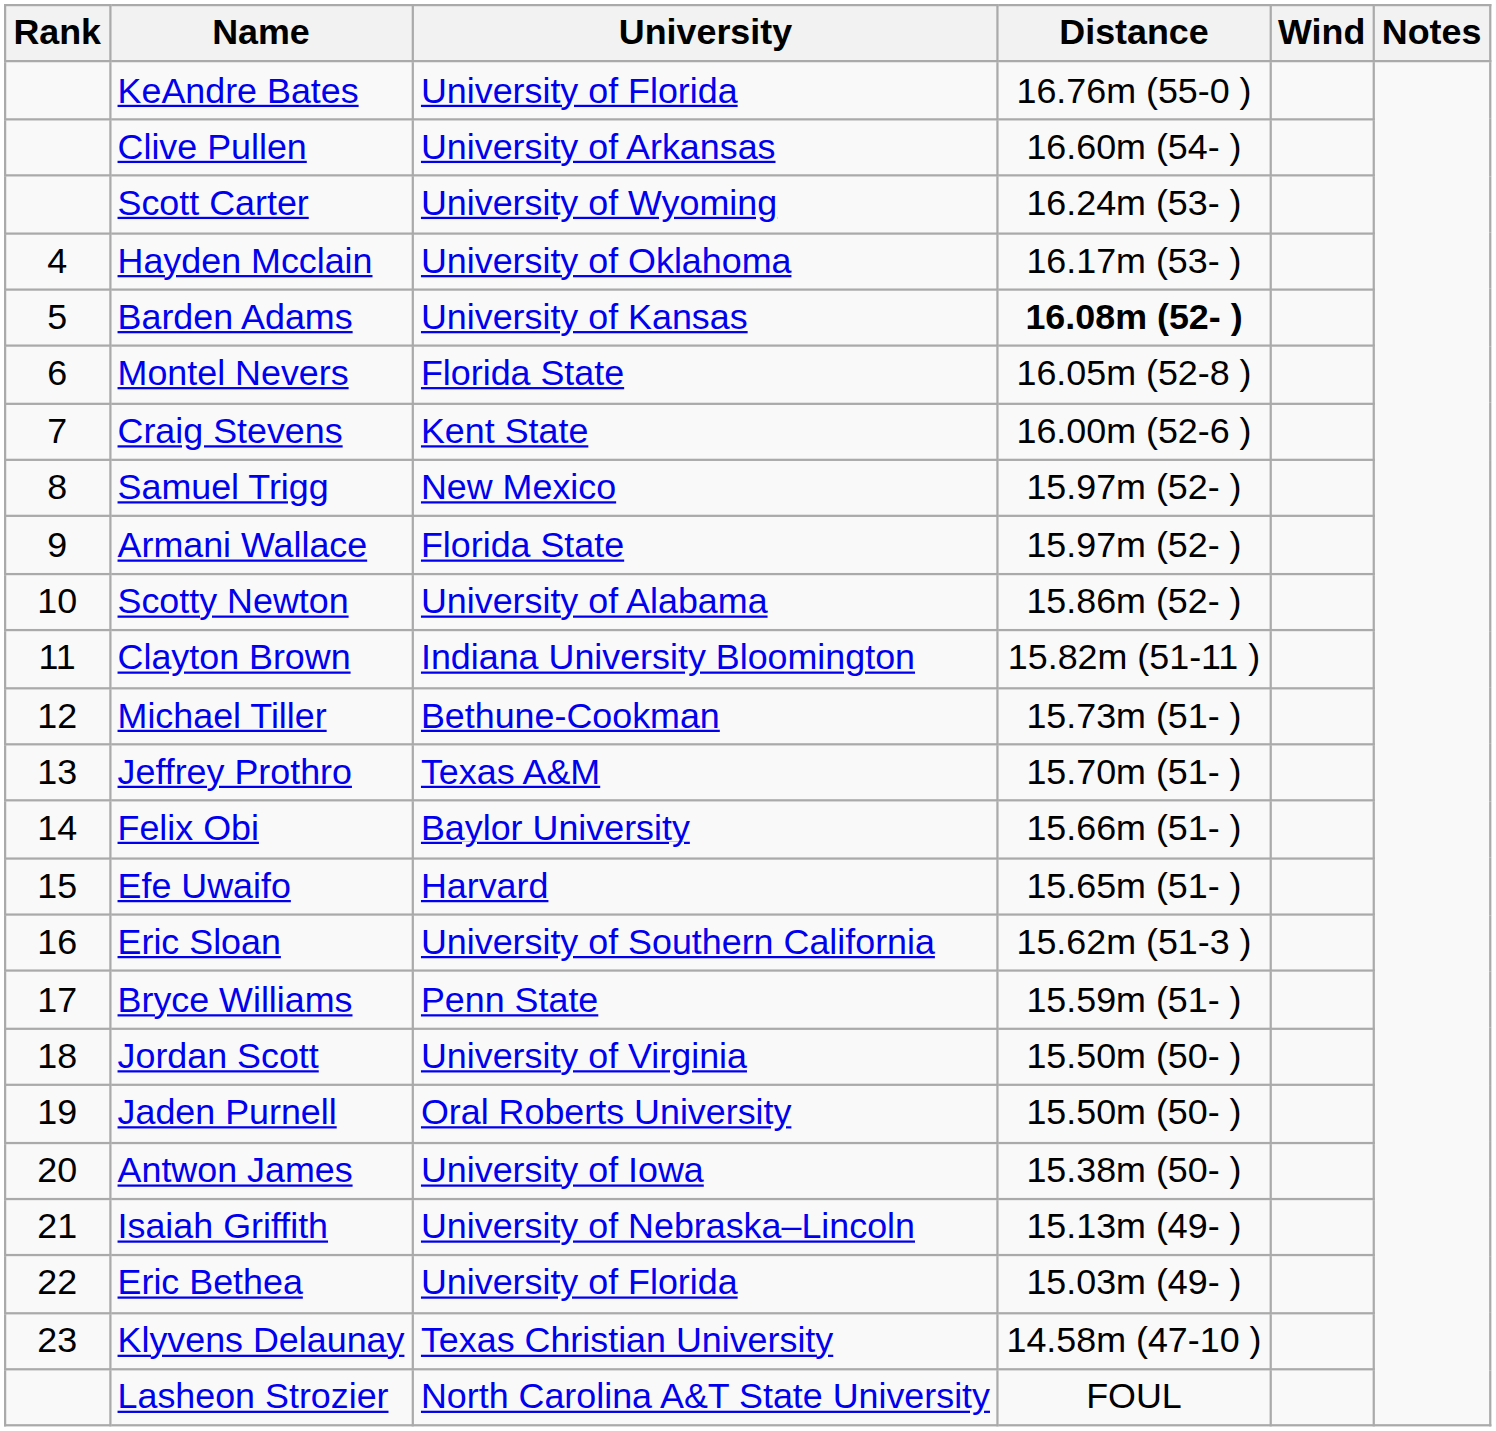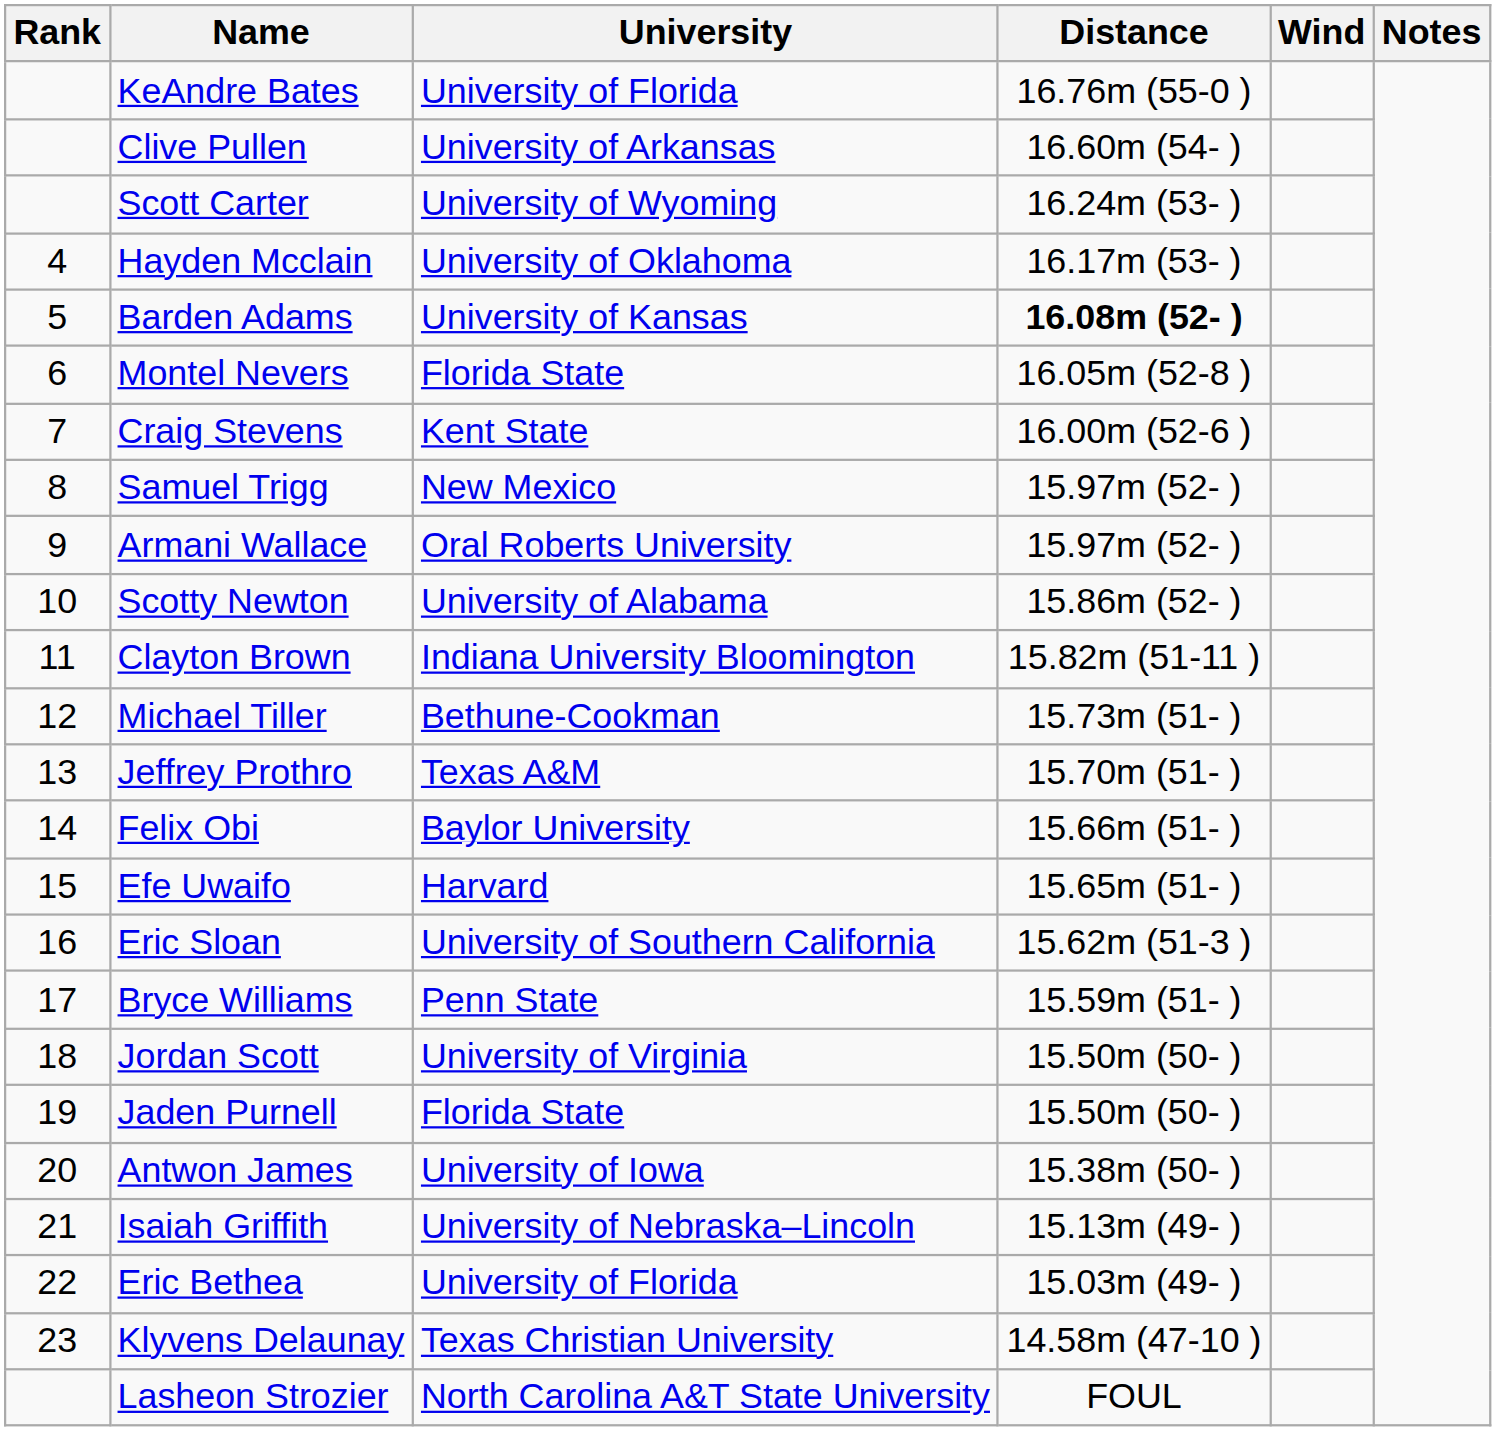(523, 544) Florida State -> (606, 544) Oral Roberts University
(606, 1112) Oral Roberts University -> (523, 1112) Florida State
